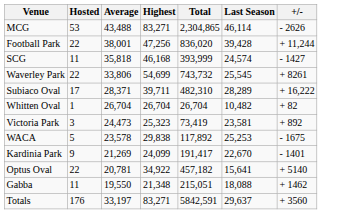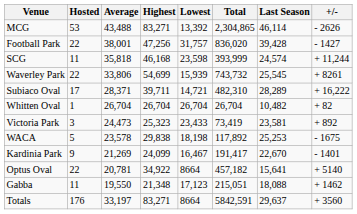+ column: (195, 12)
(297, 43) + 11,244 -> (327, 43) - 1427
(292, 59) - 1427 -> (332, 59) + 11,244
